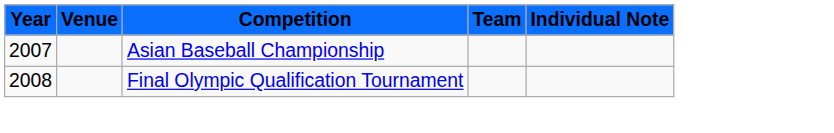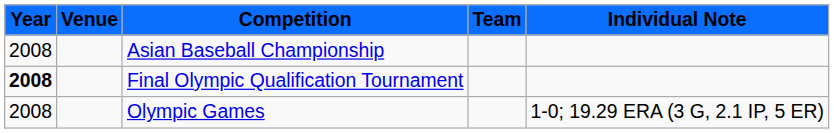(31, 50) 2007 -> (31, 50) 2008
(31, 81) normal -> (31, 81) bold
+ row: (196, 111)
